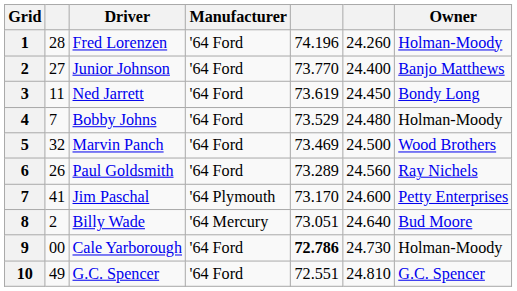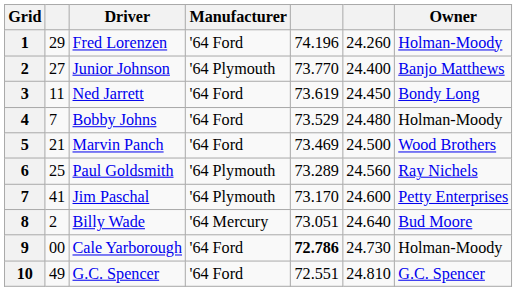(57, 42) 28 -> (57, 42) 29
(216, 68) '64 Ford -> (232, 68) '64 Plymouth
(57, 145) 32 -> (57, 145) 21
(57, 171) 26 -> (57, 171) 25
(216, 171) '64 Ford -> (232, 171) '64 Plymouth
